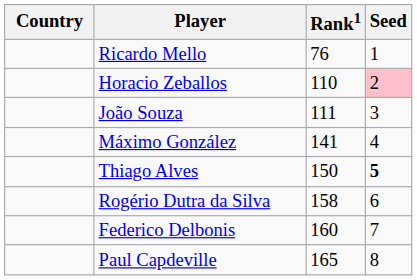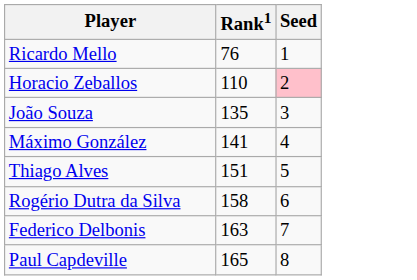- column: (49, 21)
(323, 112) 111 -> (234, 112) 135
(324, 171) 150 -> (234, 171) 151
(374, 171) bold -> (285, 171) normal
(324, 230) 160 -> (234, 230) 163
